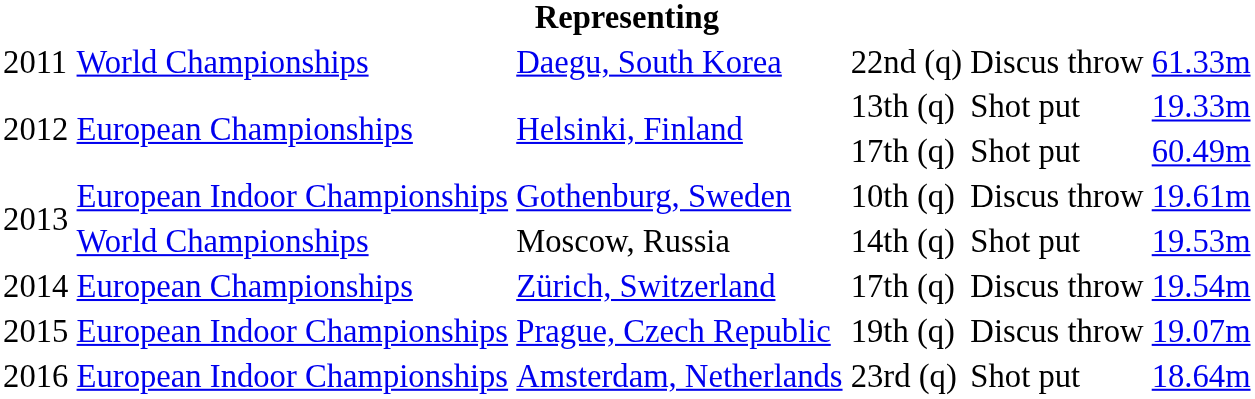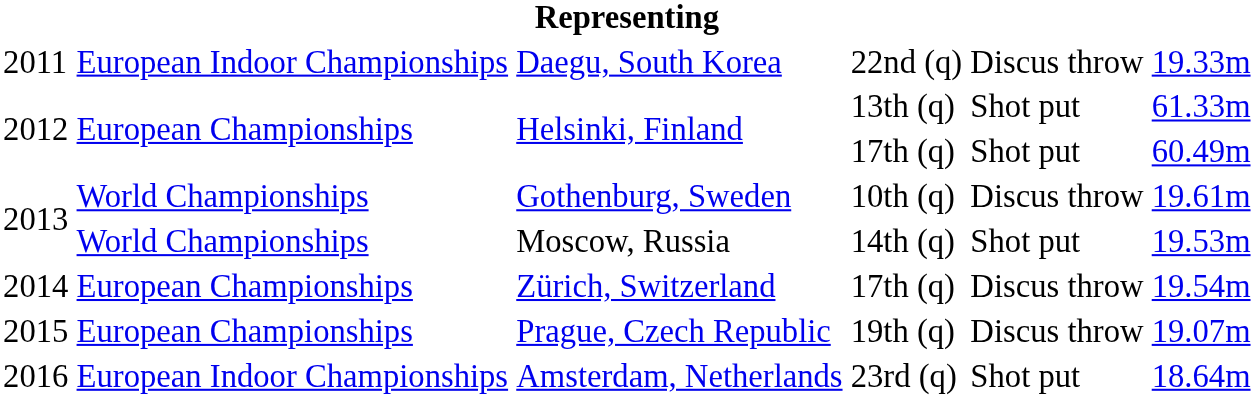(223, 61) World Championships -> (292, 61) European Indoor Championships
(1201, 61) 61.33m -> (1201, 61) 19.33m
(1201, 106) 19.33m -> (1201, 106) 61.33m
(292, 196) European Indoor Championships -> (223, 196) World Championships
(292, 331) European Indoor Championships -> (245, 331) European Championships
